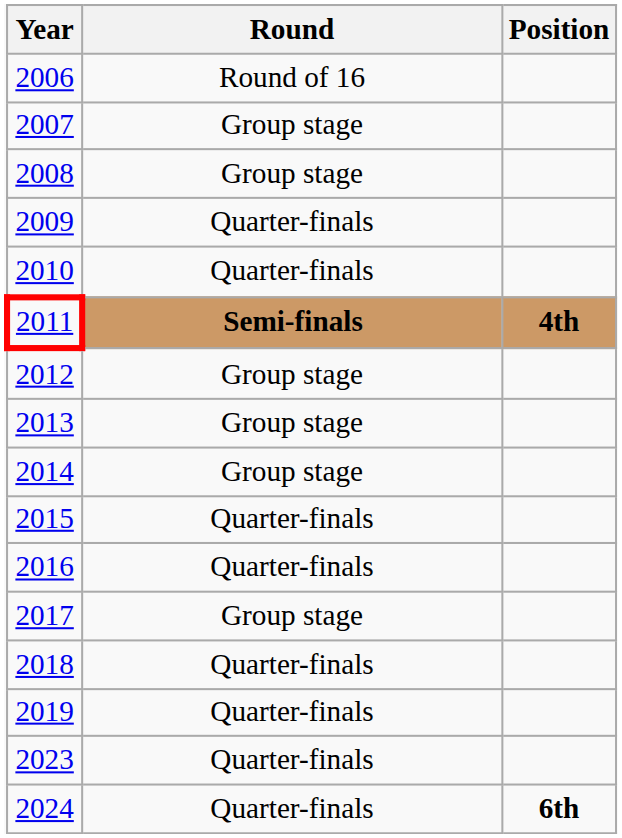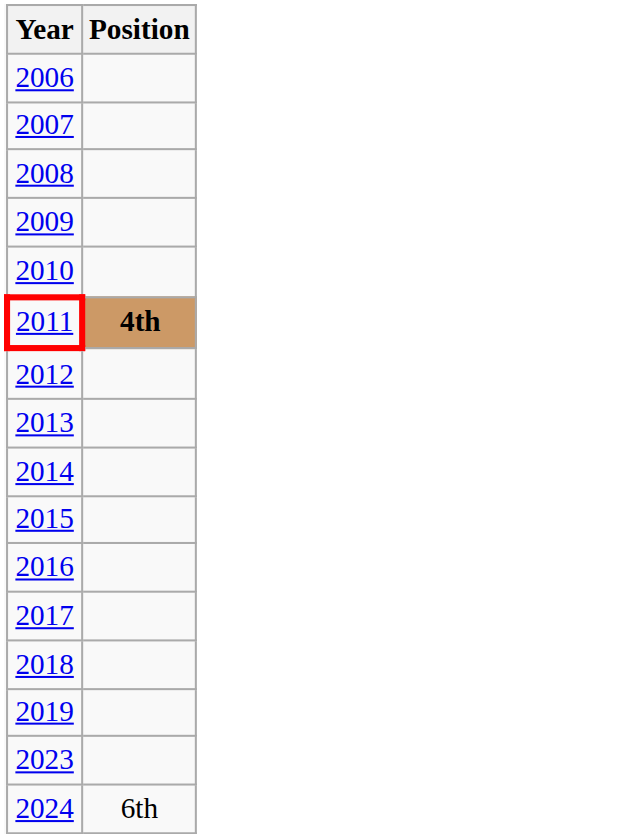- column: (292, 28)
(559, 808) bold -> (139, 808) normal
